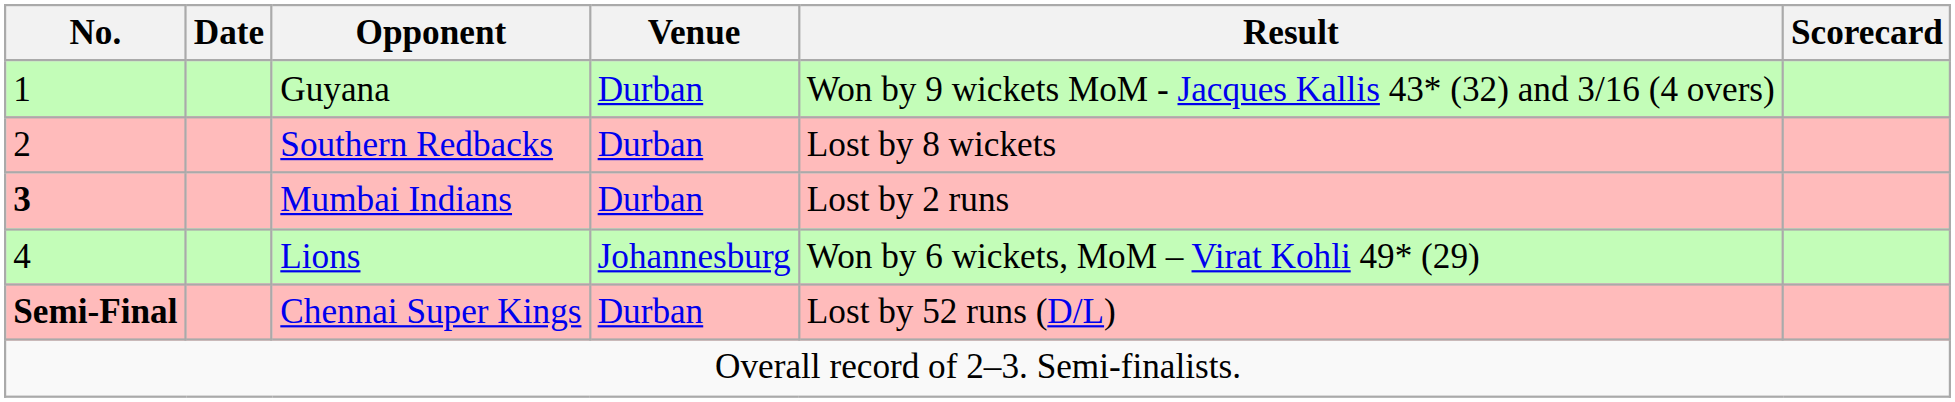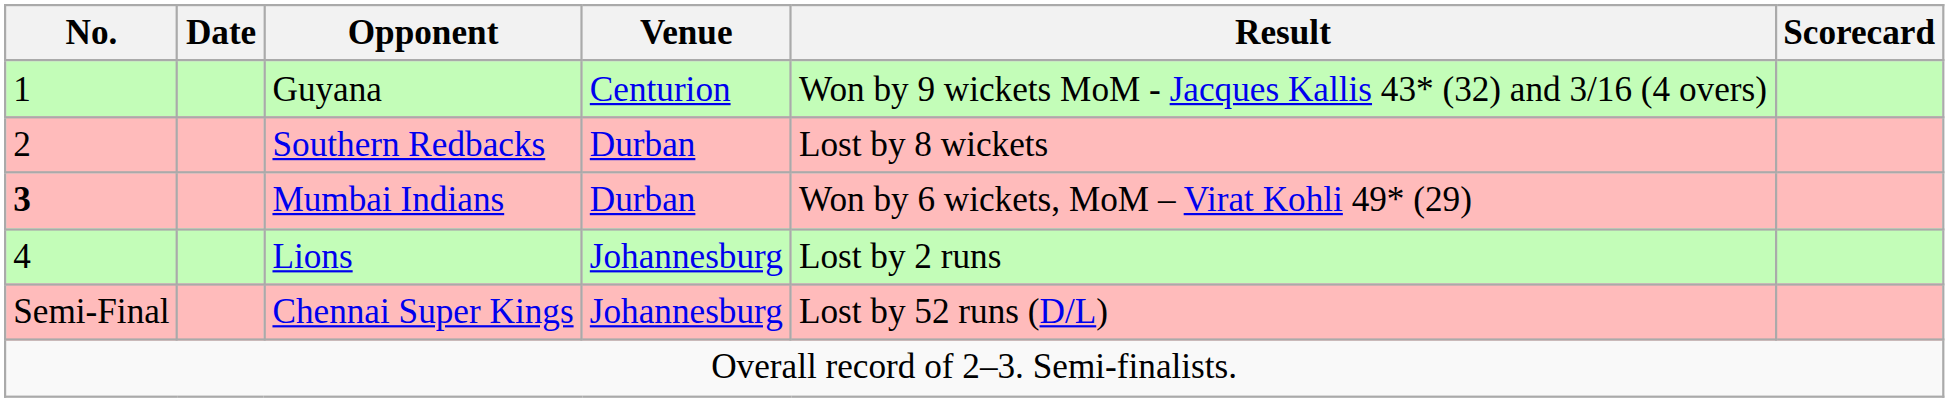(650, 88) Durban -> (660, 88) Centurion
(908, 199) Lost by 2 runs -> (1135, 199) Won by 6 wickets, MoM – Virat Kohli 49* (29)
(1143, 255) Won by 6 wickets, MoM – Virat Kohli 49* (29) -> (900, 255) Lost by 2 runs
(95, 311) bold -> (91, 311) normal
(650, 311) Durban -> (686, 311) Johannesburg
